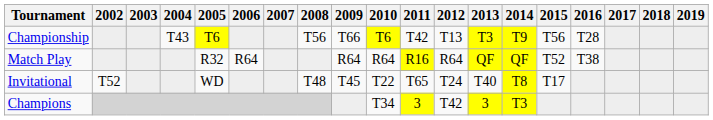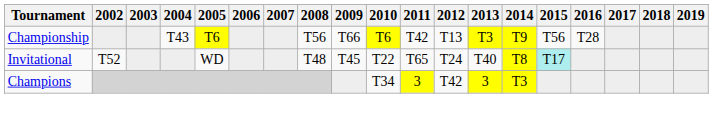- row: (40, 59)
(554, 81) no background -> (554, 59) paleturquoise background
